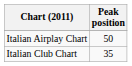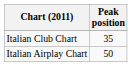rows swapped: (47, 38) <-> (42, 54)
